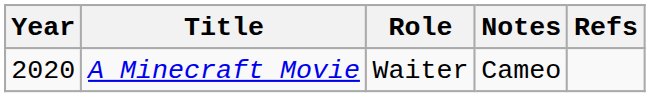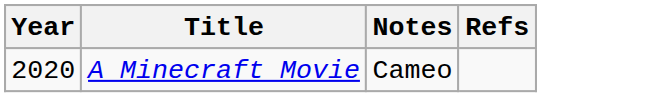- column: (421, 27)
